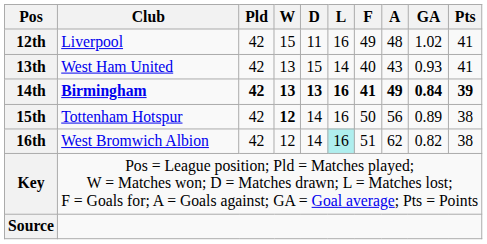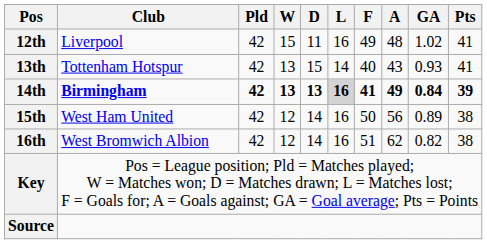(117, 66) West Ham United -> (122, 66) Tottenham Hotspur
(341, 91) no background -> (341, 91) lightgrey background
(122, 116) Tottenham Hotspur -> (117, 116) West Ham United
(287, 116) bold -> (287, 116) normal
(341, 141) paleturquoise background -> (341, 141) no background
